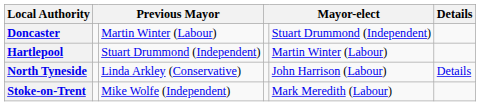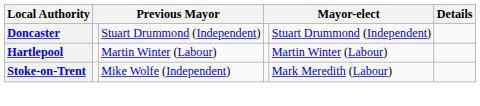(159, 33) Martin Winter (Labour) -> (181, 33) Stuart Drummond (Independent)
(181, 52) Stuart Drummond (Independent) -> (159, 52) Martin Winter (Labour)
- row: (47, 71)
